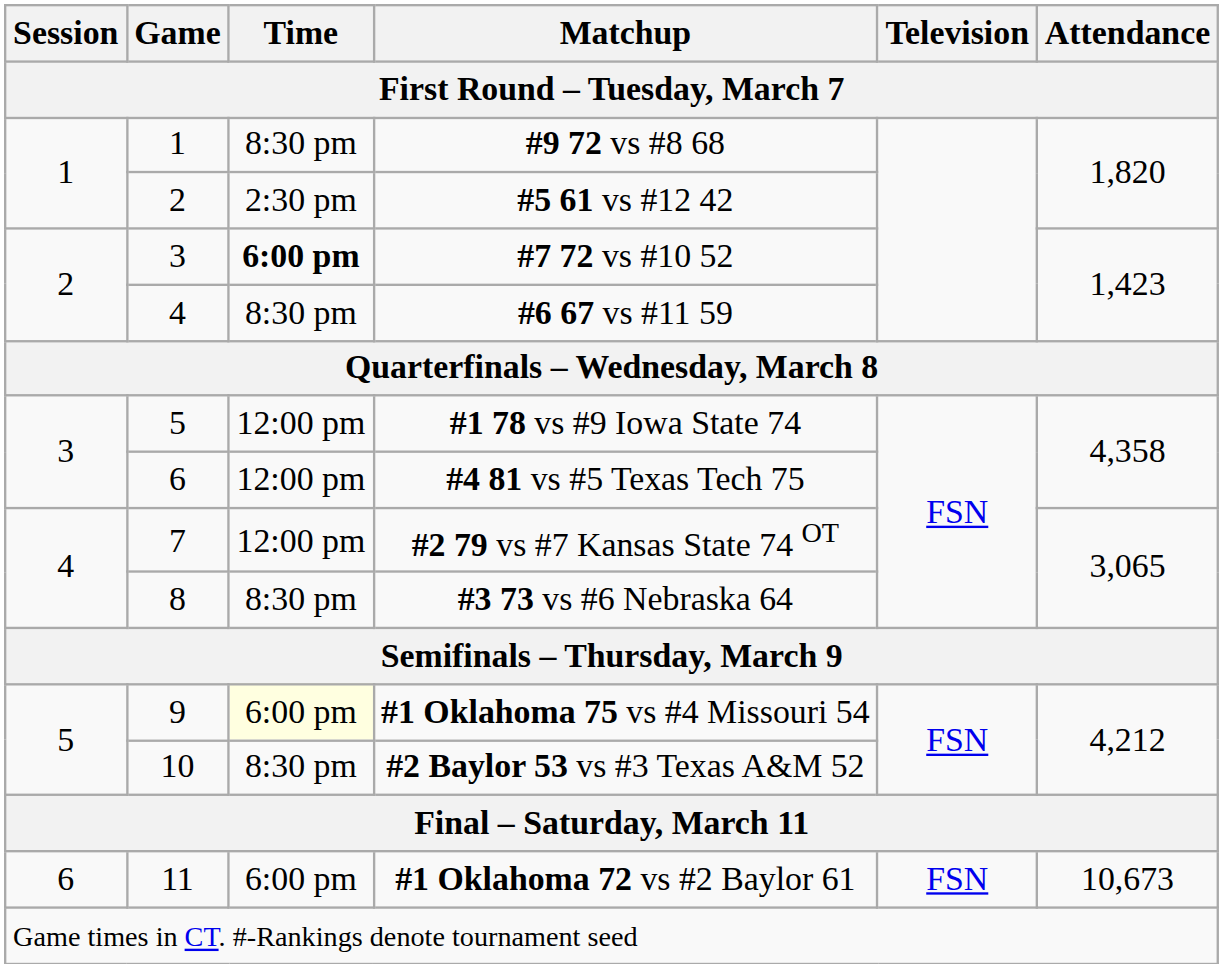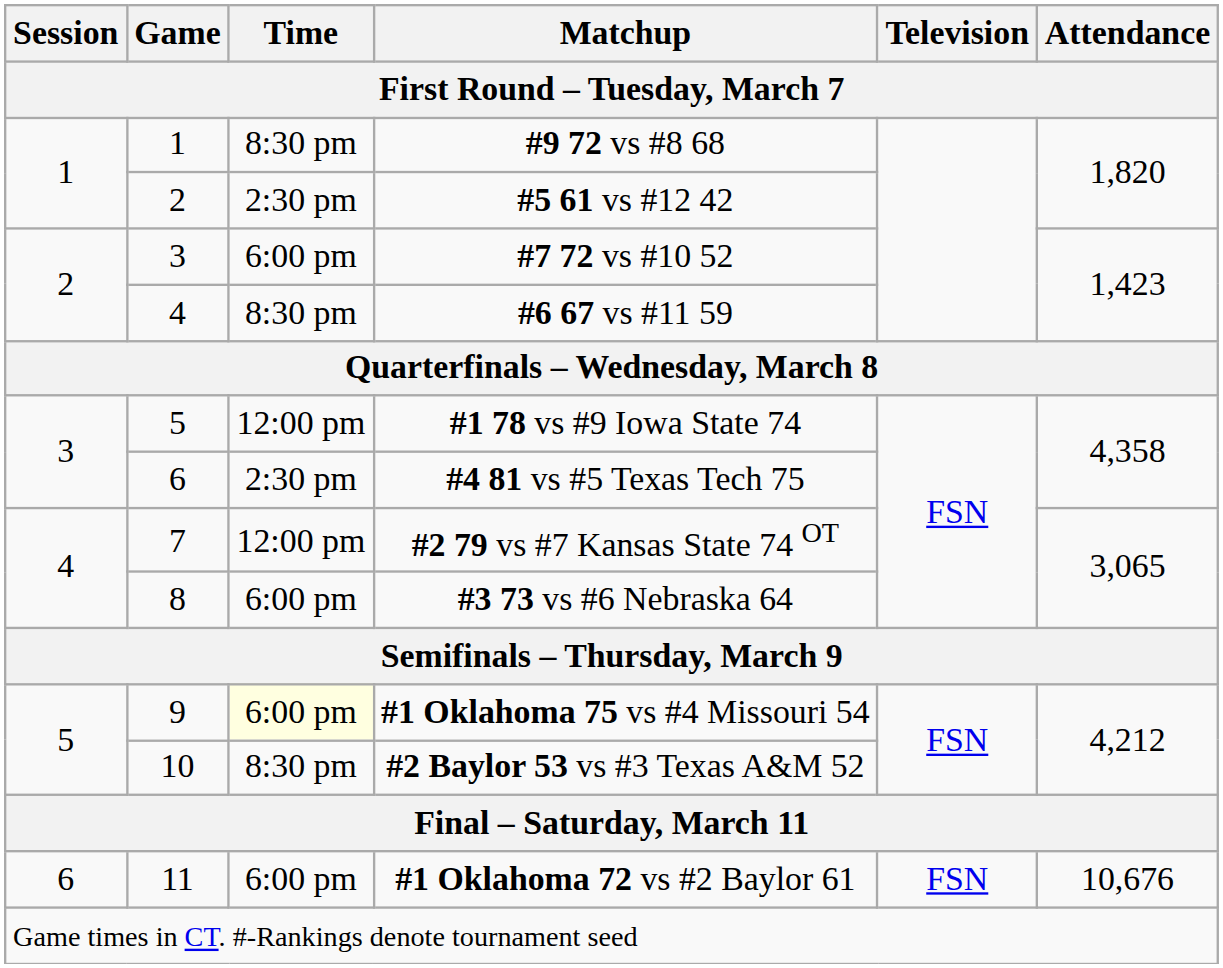(301, 256) bold -> (301, 256) normal
(301, 479) 12:00 pm -> (301, 479) 2:30 pm
(301, 599) 8:30 pm -> (301, 599) 6:00 pm
(1128, 878) 10,673 -> (1128, 878) 10,676
